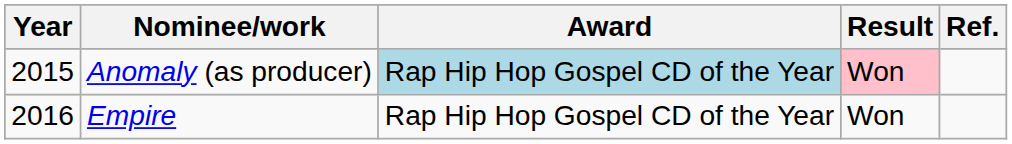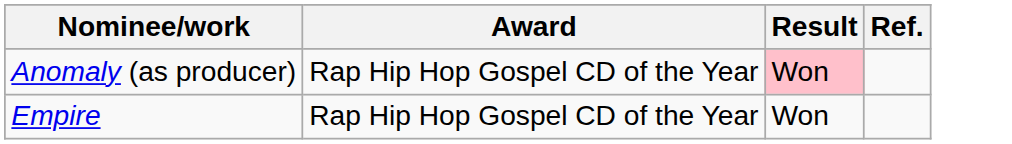- column: (43, 26)
(609, 71) lightblue background -> (534, 71) no background
